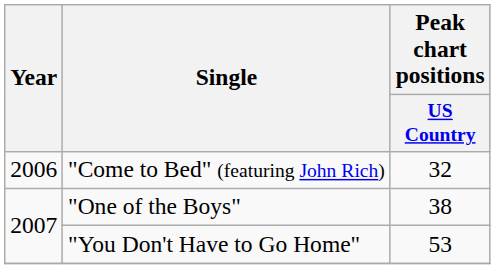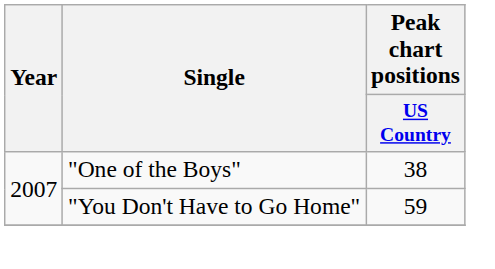- row: (226, 169)
(440, 244) 53 -> (416, 206) 59
